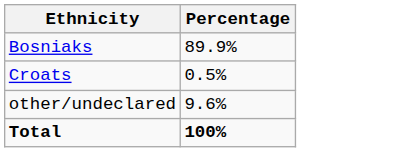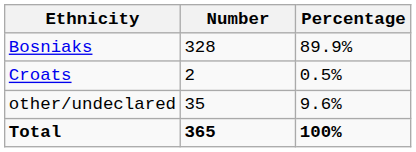+ column: (238, 19)
